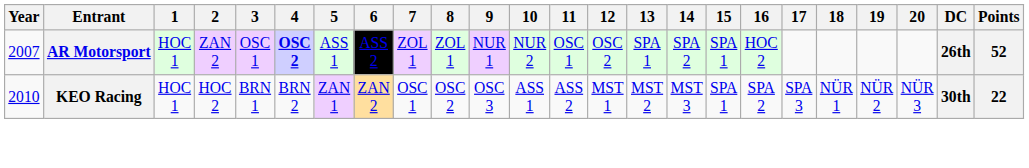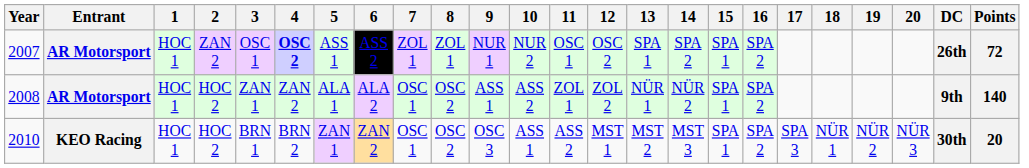(761, 51) HOC 2 -> (760, 51) SPA 2
(999, 51) 52 -> (995, 51) 72
+ row: (24, 96)
(999, 96) 22 -> (995, 140) 20
